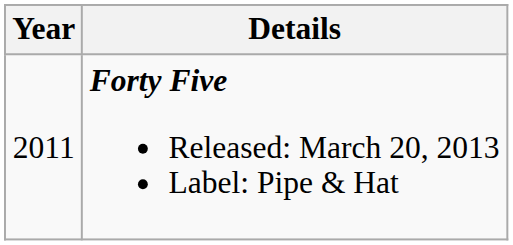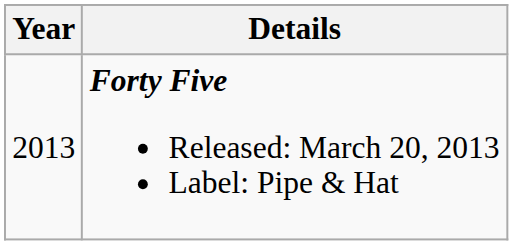(44, 146) 2011 -> (44, 146) 2013
